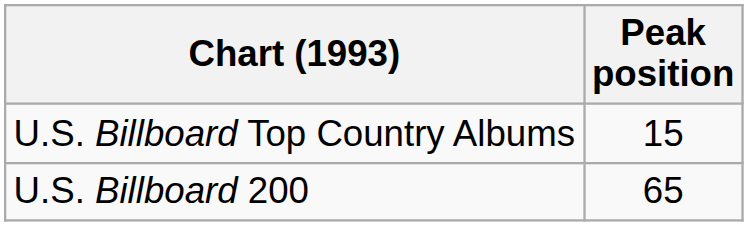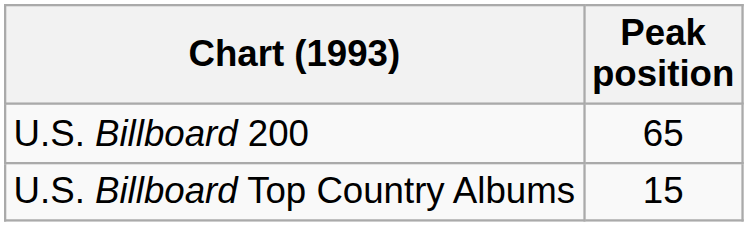rows swapped: (294, 132) <-> (161, 190)
